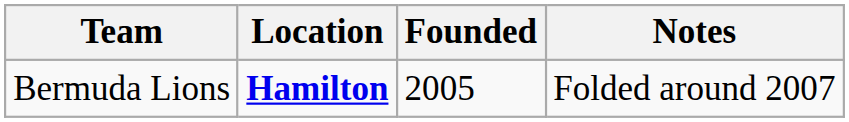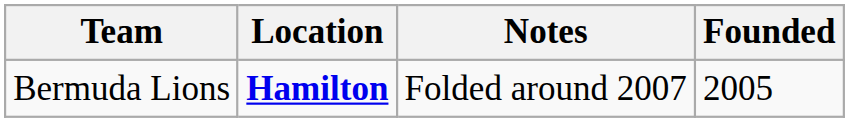columns swapped: (471, 32) <-> (694, 32)
